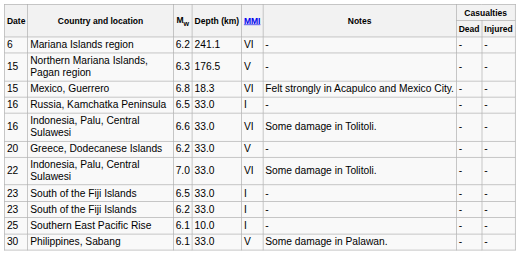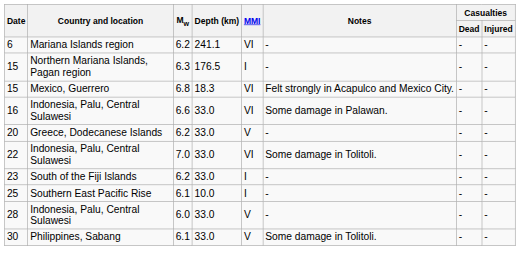(247, 67) V -> (245, 67) I
- row: (13, 105)
(321, 127) Some damage in Tolitoli. -> (326, 111) Some damage in Palawan.
- row: (13, 193)
+ row: (13, 215)
(326, 242) Some damage in Palawan. -> (321, 237) Some damage in Tolitoli.
